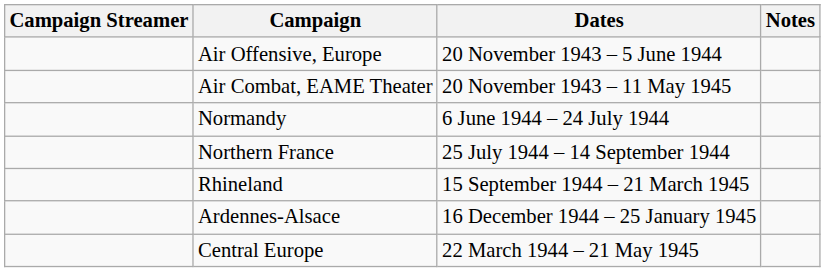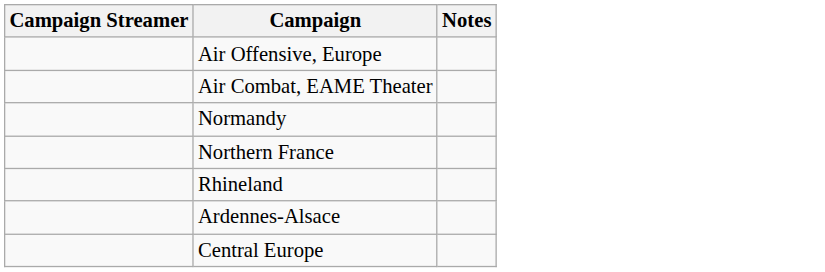- column: (599, 20)
